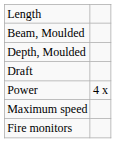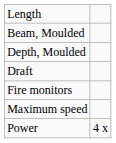rows swapped: (22, 90) <-> (40, 128)
